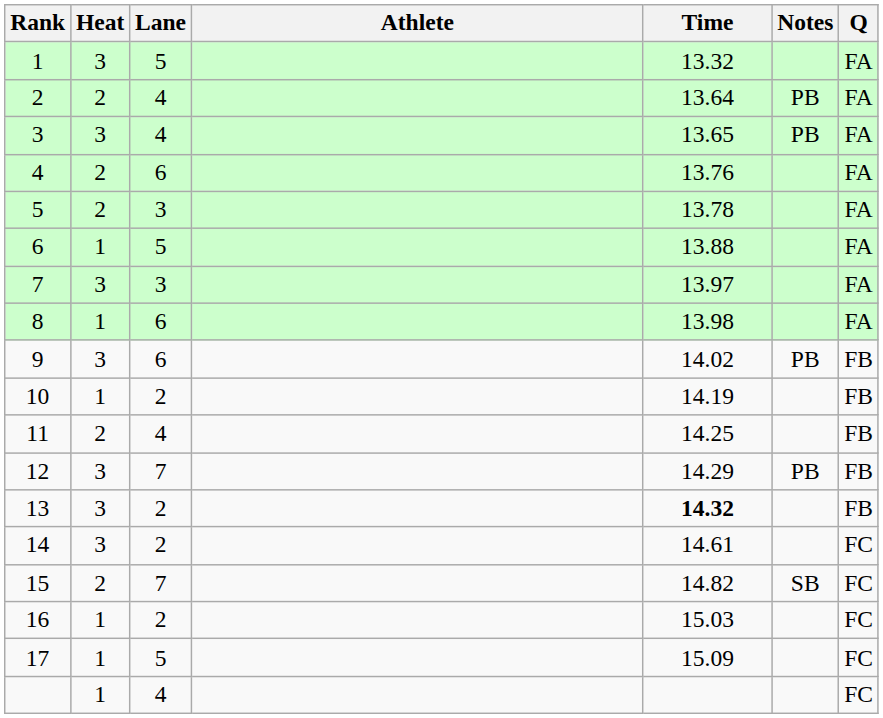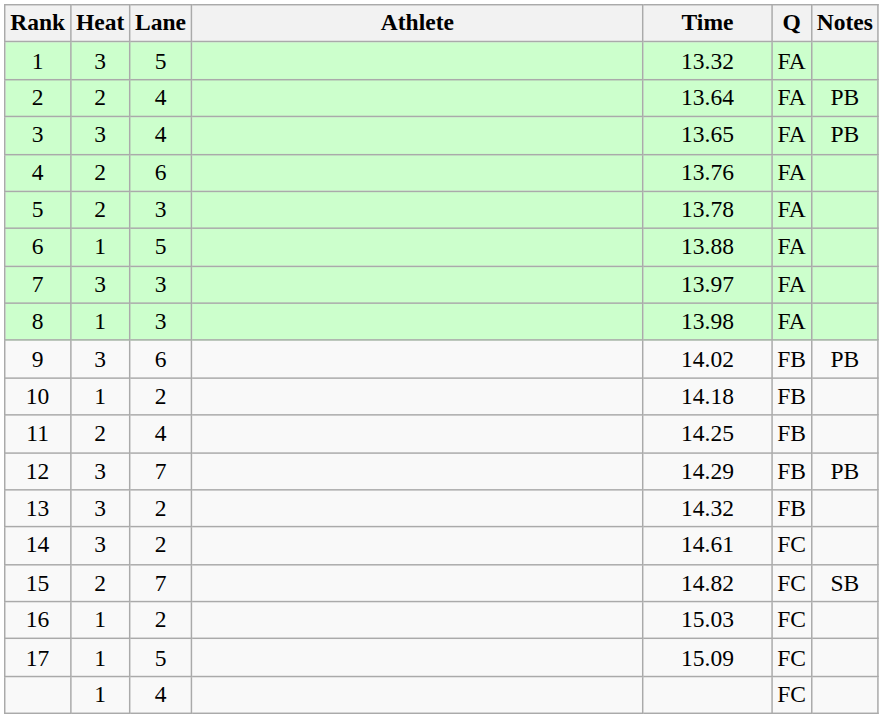columns swapped: (805, 23) <-> (859, 23)
(161, 321) 6 -> (161, 321) 3
(708, 396) 14.19 -> (708, 396) 14.18
(708, 508) bold -> (708, 508) normal
